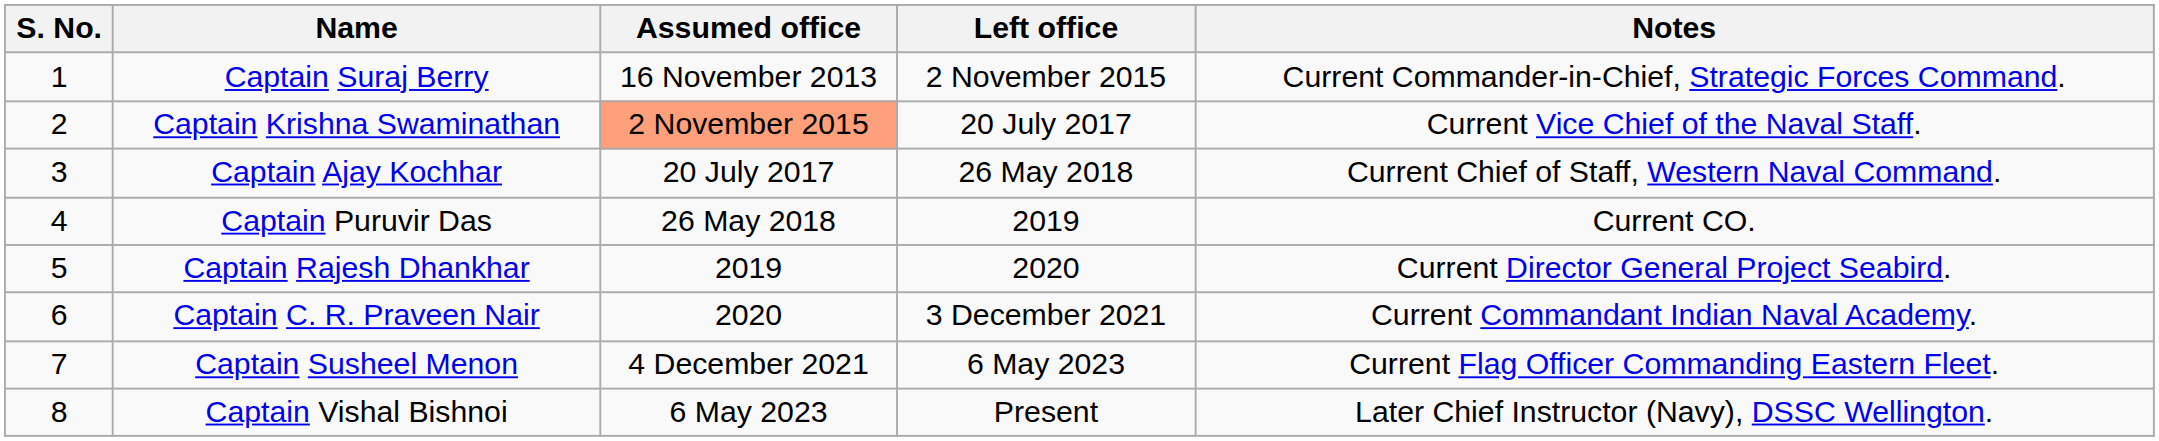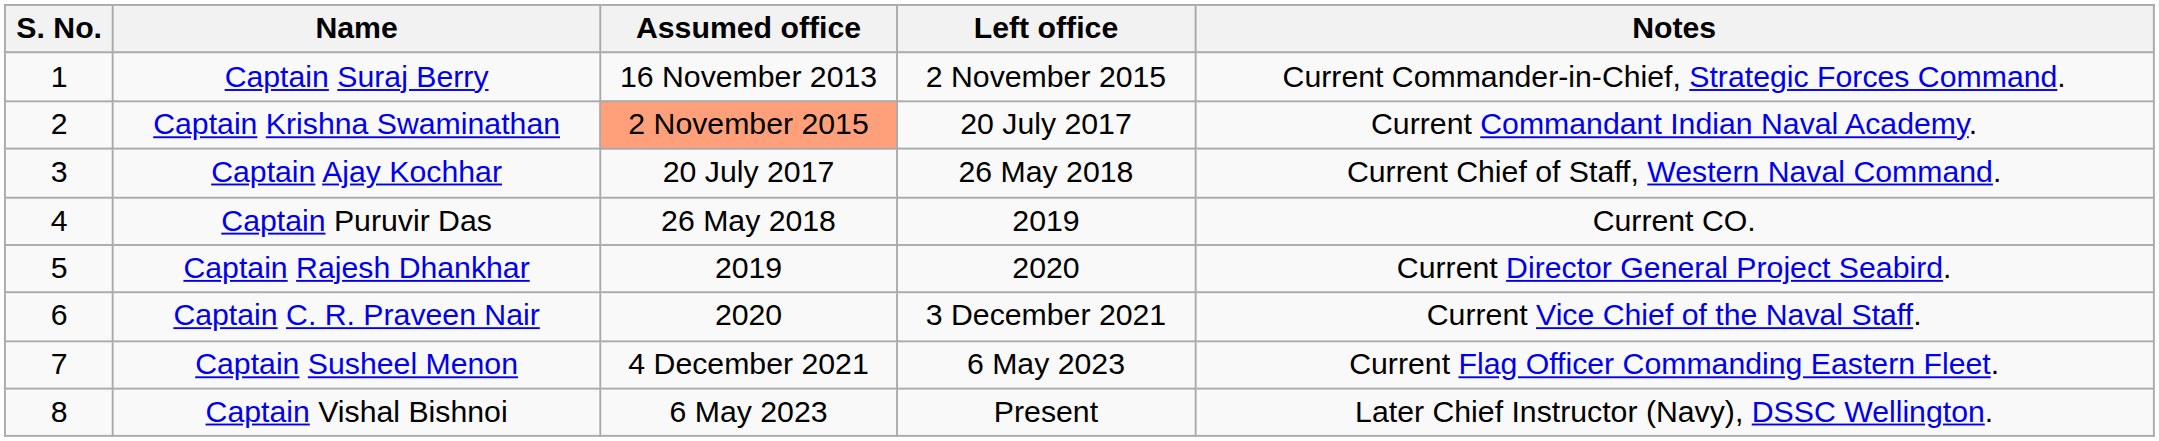(1674, 124) Current Vice Chief of the Naval Staff. -> (1674, 124) Current Commandant Indian Naval Academy.
(1674, 316) Current Commandant Indian Naval Academy. -> (1674, 316) Current Vice Chief of the Naval Staff.
